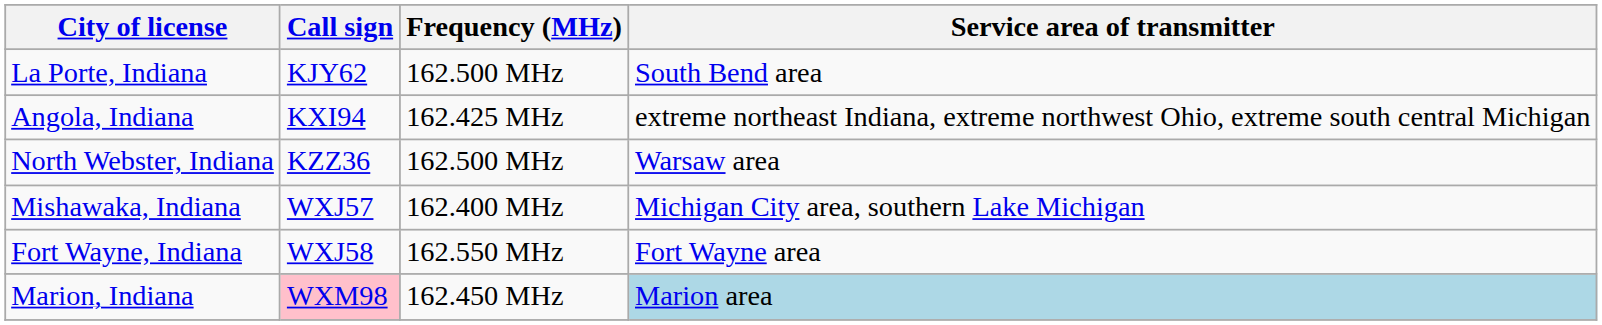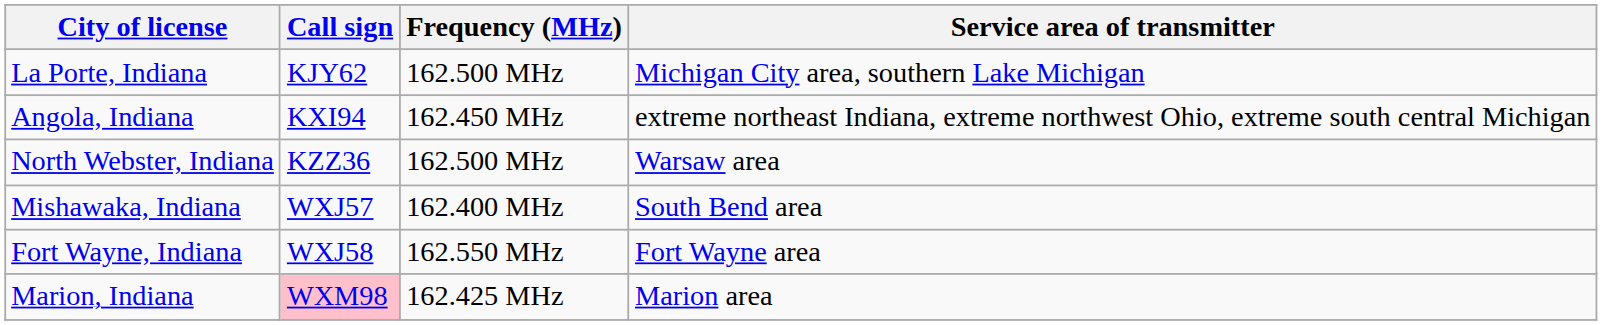(729, 71) South Bend area -> (890, 71) Michigan City area, southern Lake Michigan
(485, 116) 162.425 MHz -> (485, 116) 162.450 MHz
(890, 206) Michigan City area, southern Lake Michigan -> (729, 206) South Bend area
(485, 296) 162.450 MHz -> (485, 296) 162.425 MHz
(704, 296) lightblue background -> (704, 296) no background
